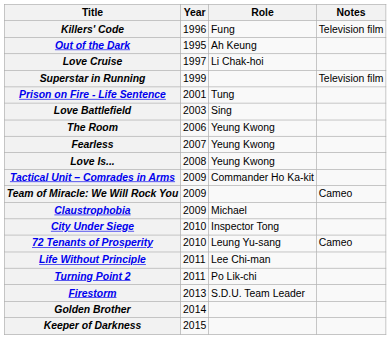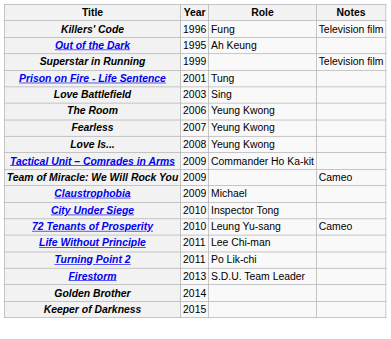- row: (92, 62)
